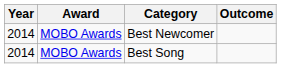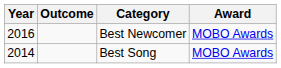columns swapped: (81, 14) <-> (247, 14)
(21, 33) 2014 -> (21, 33) 2016
